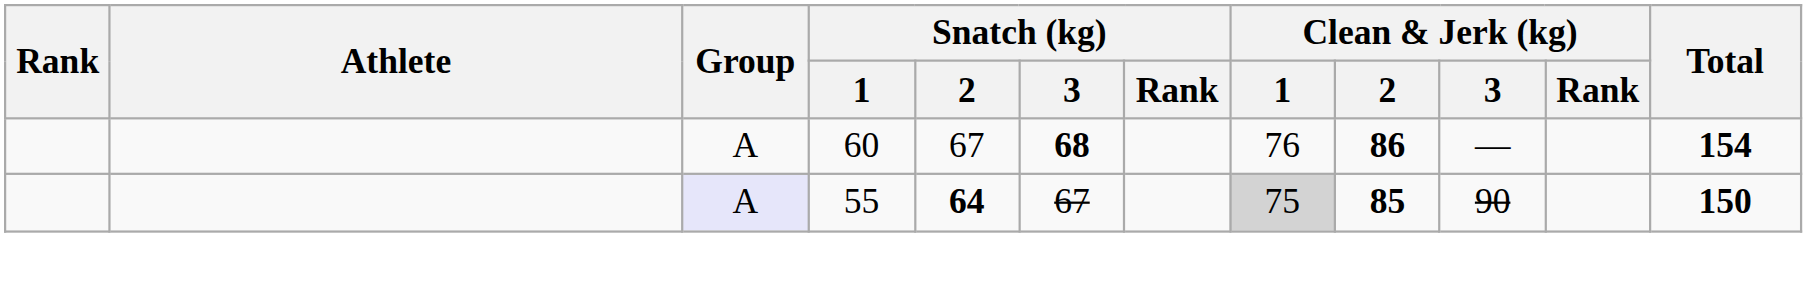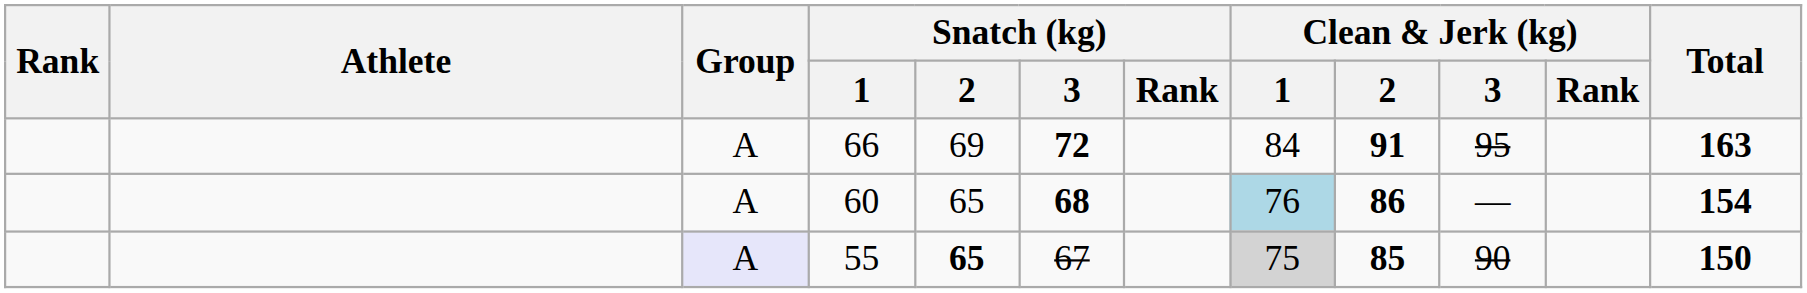+ row: (862, 145)
(967, 145) 67 -> (967, 201) 65
(1282, 145) no background -> (1282, 201) lightblue background
(967, 201) 64 -> (967, 257) 65
